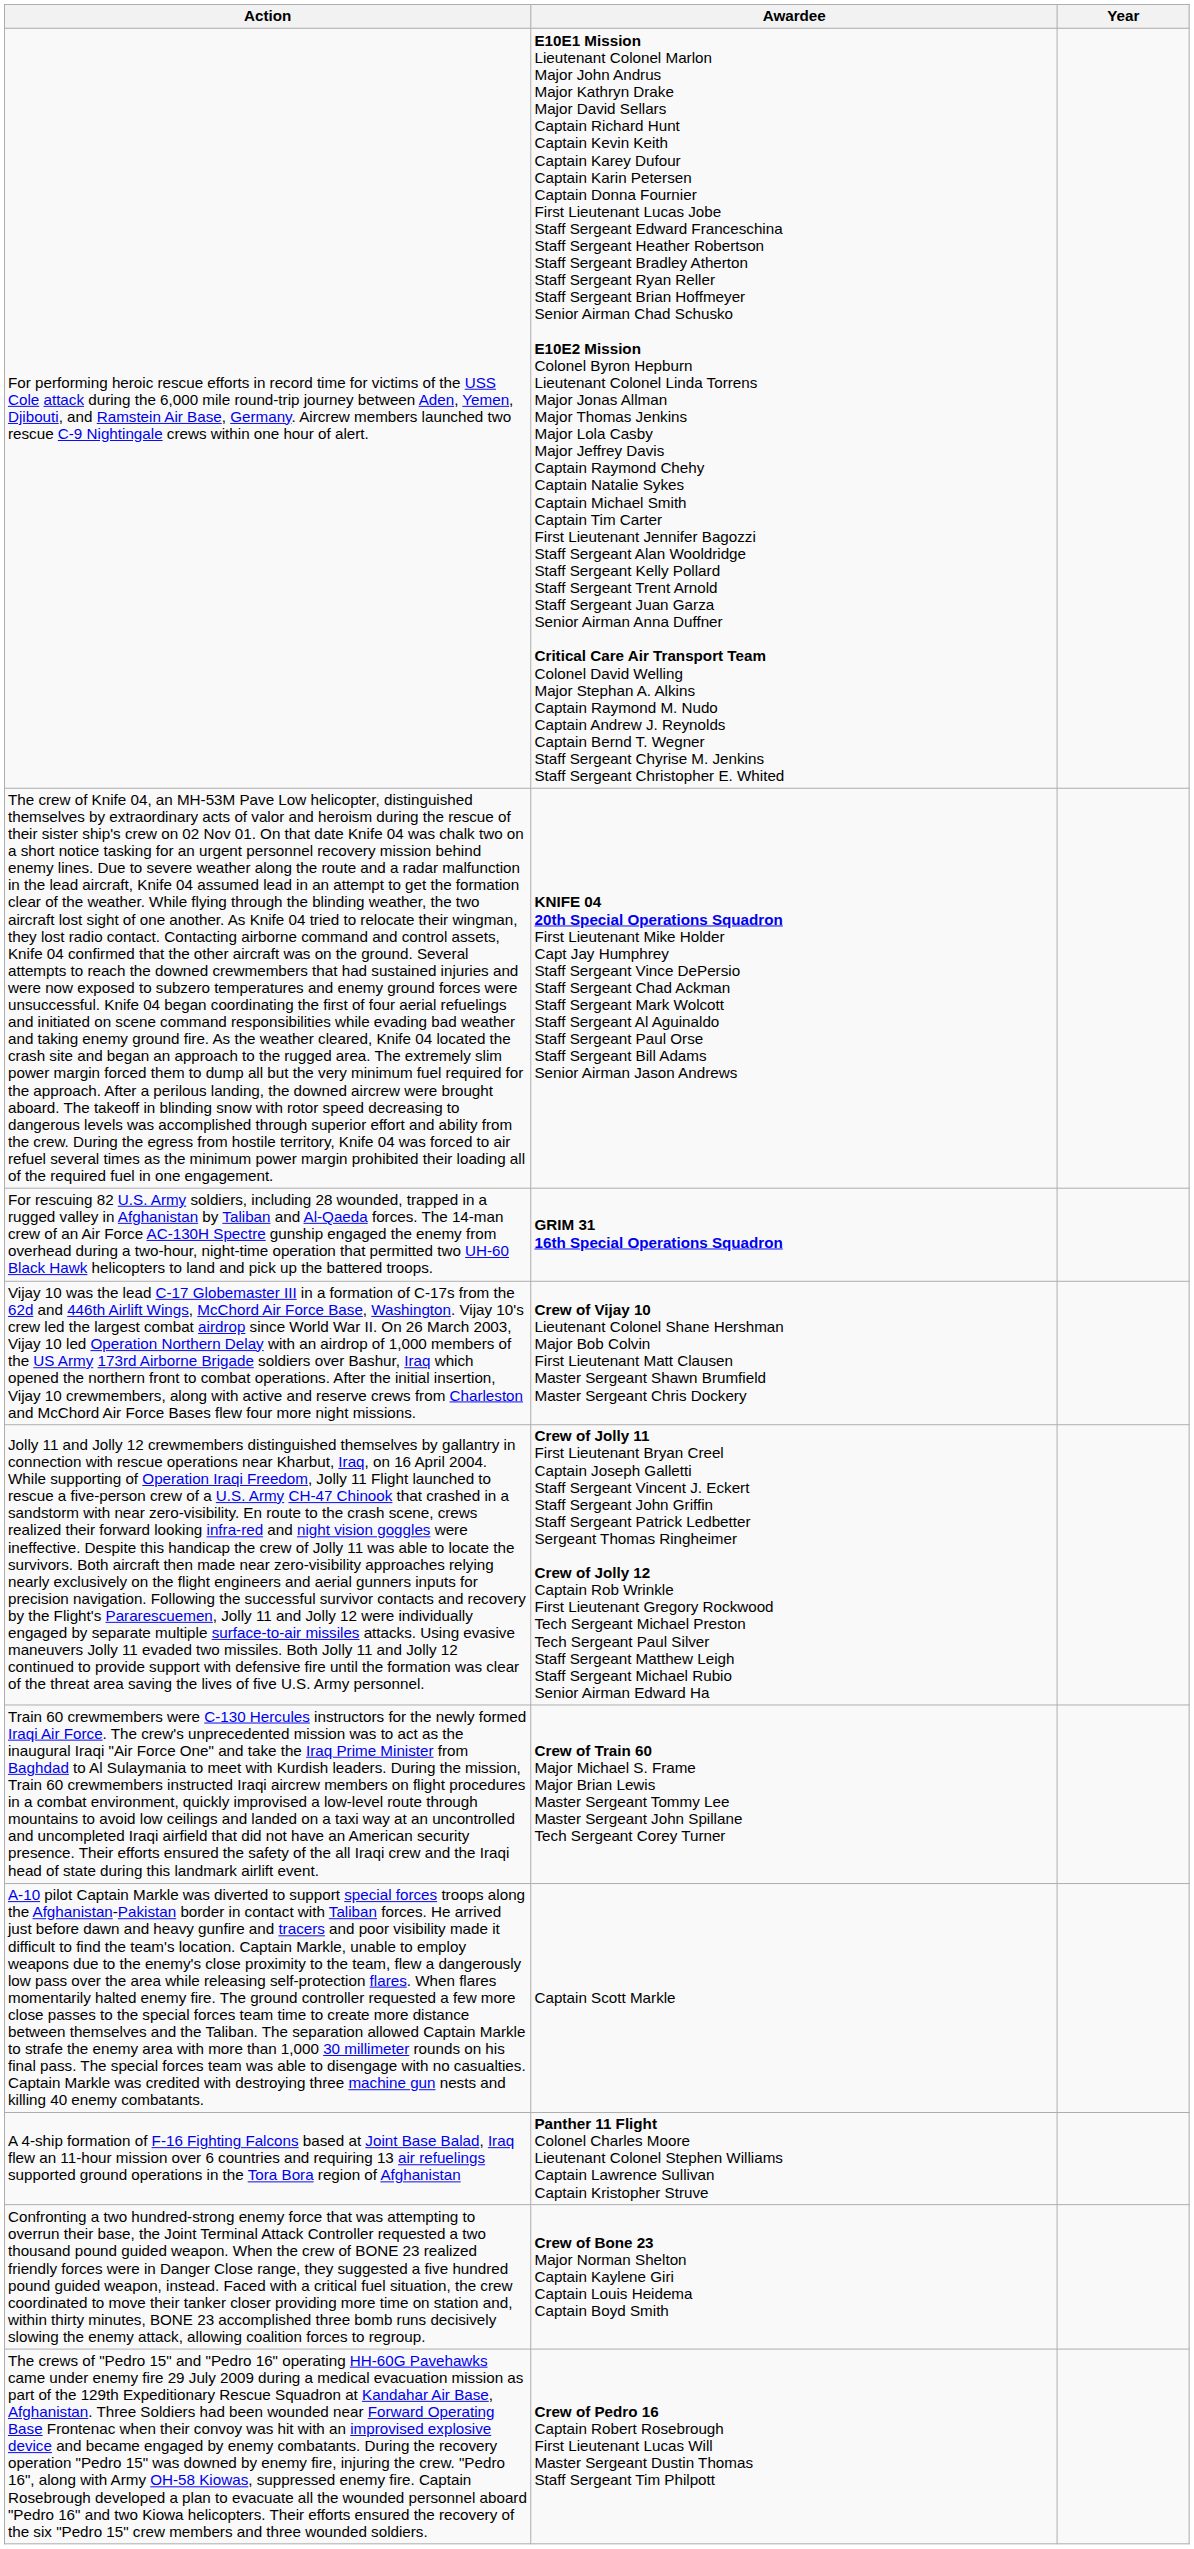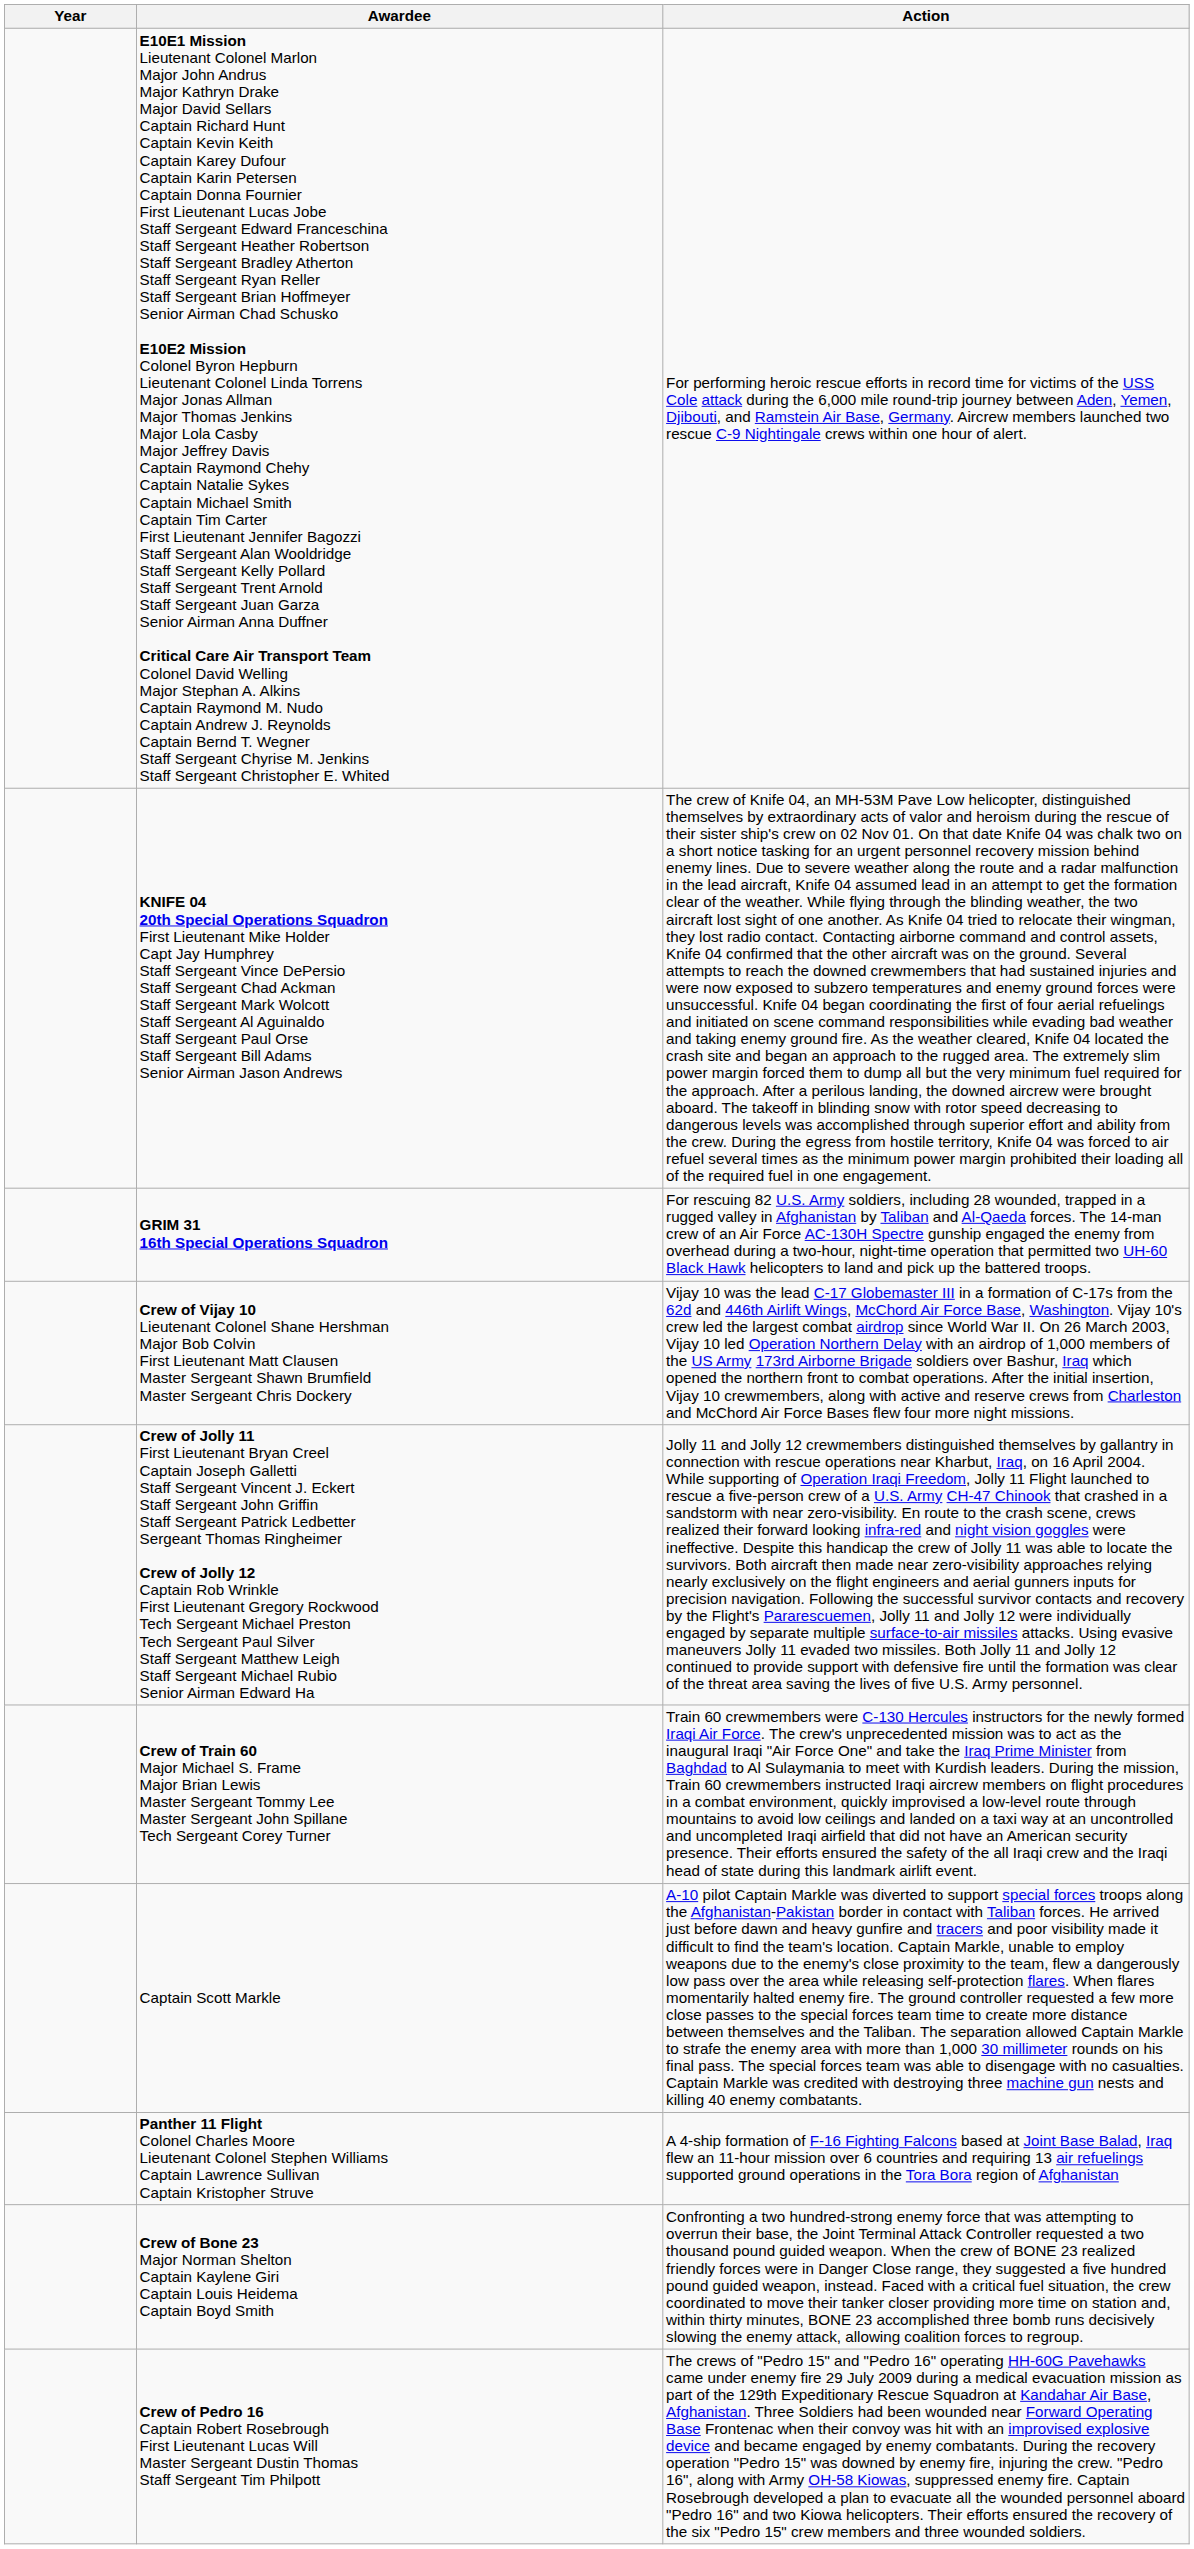columns swapped: (1123, 16) <-> (268, 16)
